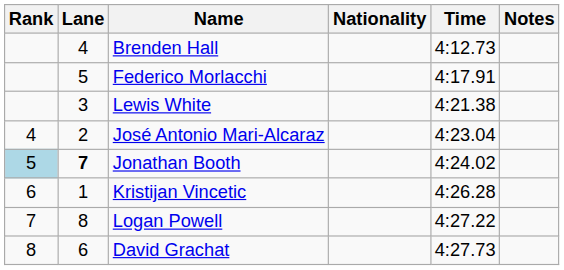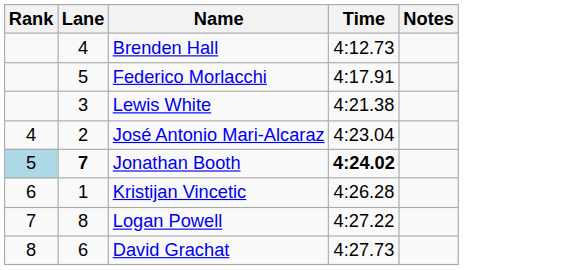- column: (380, 18)
(465, 163) normal -> (364, 163) bold
